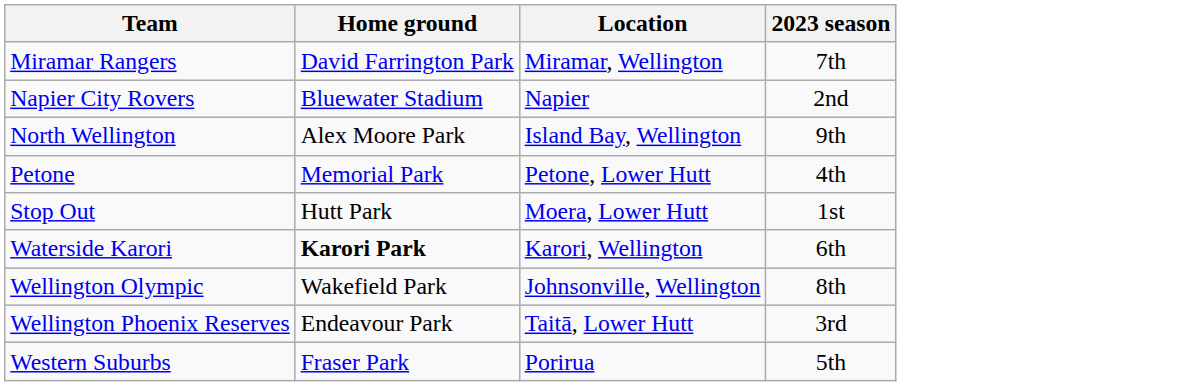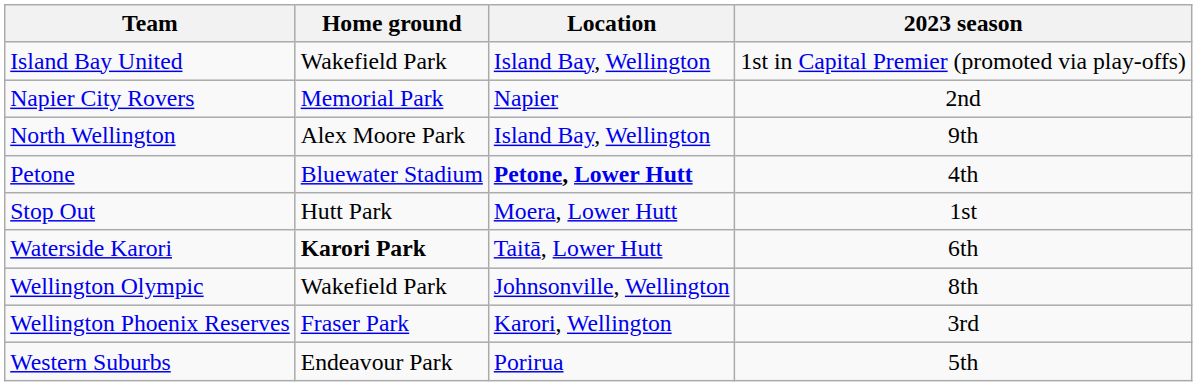+ row: (96, 60)
- row: (93, 60)
(392, 98) Bluewater Stadium -> (372, 98) Memorial Park
(372, 173) Memorial Park -> (392, 173) Bluewater Stadium
(618, 173) normal -> (593, 173) bold
(614, 248) Karori, Wellington -> (578, 248) Taitā, Lower Hutt
(377, 323) Endeavour Park -> (355, 323) Fraser Park
(609, 323) Taitā, Lower Hutt -> (583, 323) Karori, Wellington
(355, 361) Fraser Park -> (377, 361) Endeavour Park
